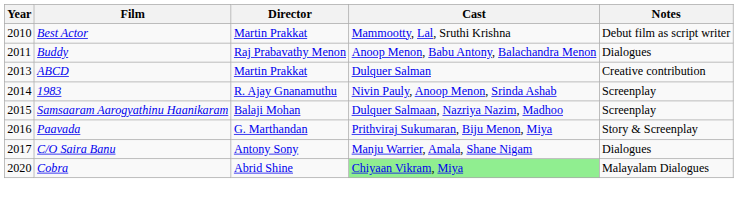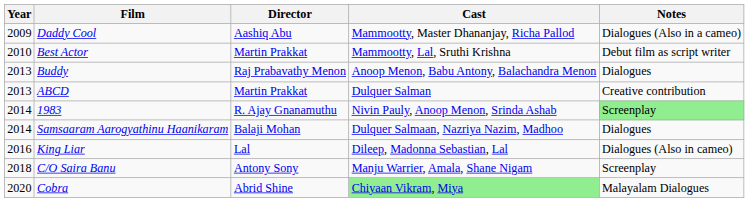+ row: (67, 33)
(19, 52) 2011 -> (19, 71) 2013
(629, 91) no background -> (629, 110) lightgreen background
(19, 110) 2015 -> (19, 129) 2014
(629, 110) Screenplay -> (627, 129) Dialogues
- row: (59, 129)
+ row: (61, 149)
(19, 149) 2017 -> (19, 168) 2018
(627, 149) Dialogues -> (629, 168) Screenplay
